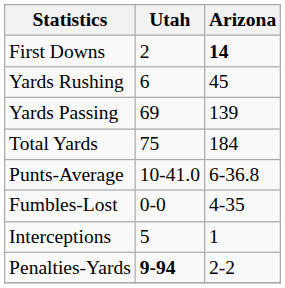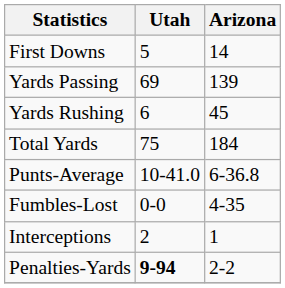(145, 50) 2 -> (145, 50) 5
(219, 50) bold -> (219, 50) normal
rows swapped: (66, 81) <-> (64, 112)
(145, 236) 5 -> (145, 236) 2
